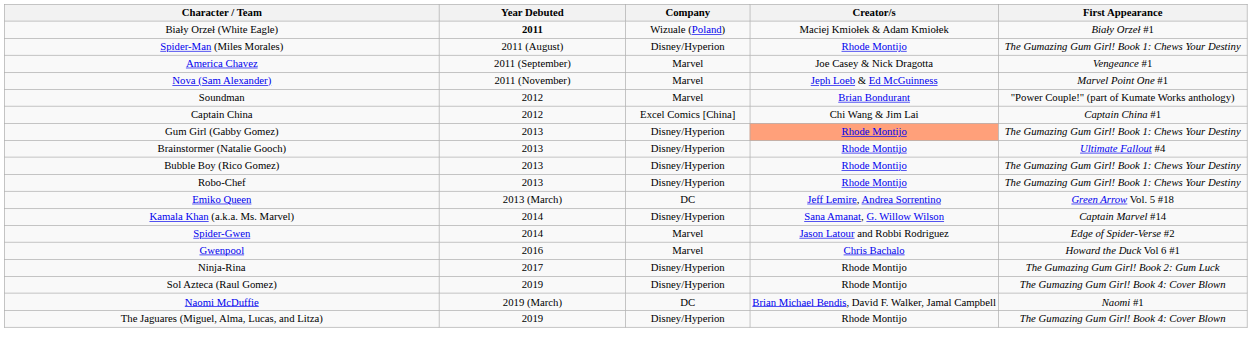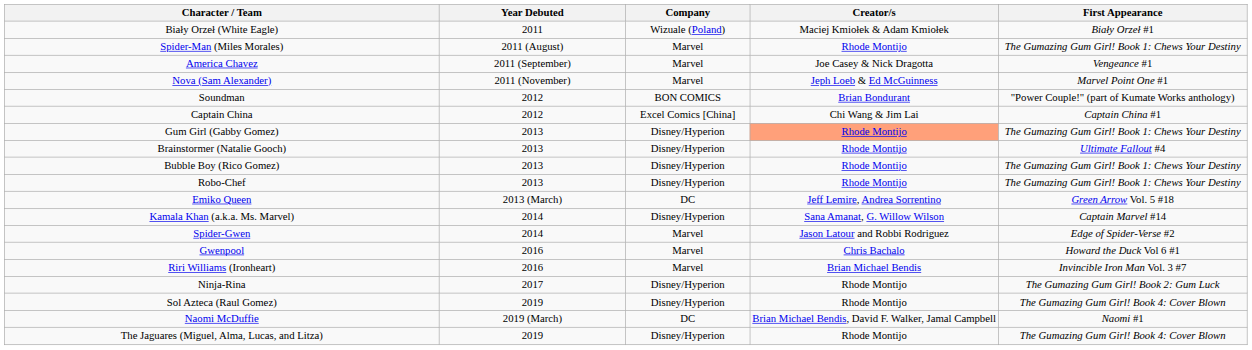(532, 30) bold -> (532, 30) normal
(688, 47) Disney/Hyperion -> (688, 47) Marvel
(688, 98) Marvel -> (688, 98) BON COMICS
+ row: (222, 268)
